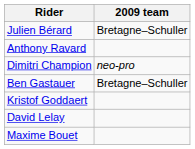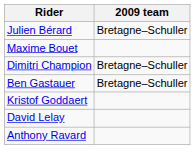rows swapped: (42, 135) <-> (46, 48)
(116, 65) neo-pro -> (142, 65) Bretagne–Schuller
